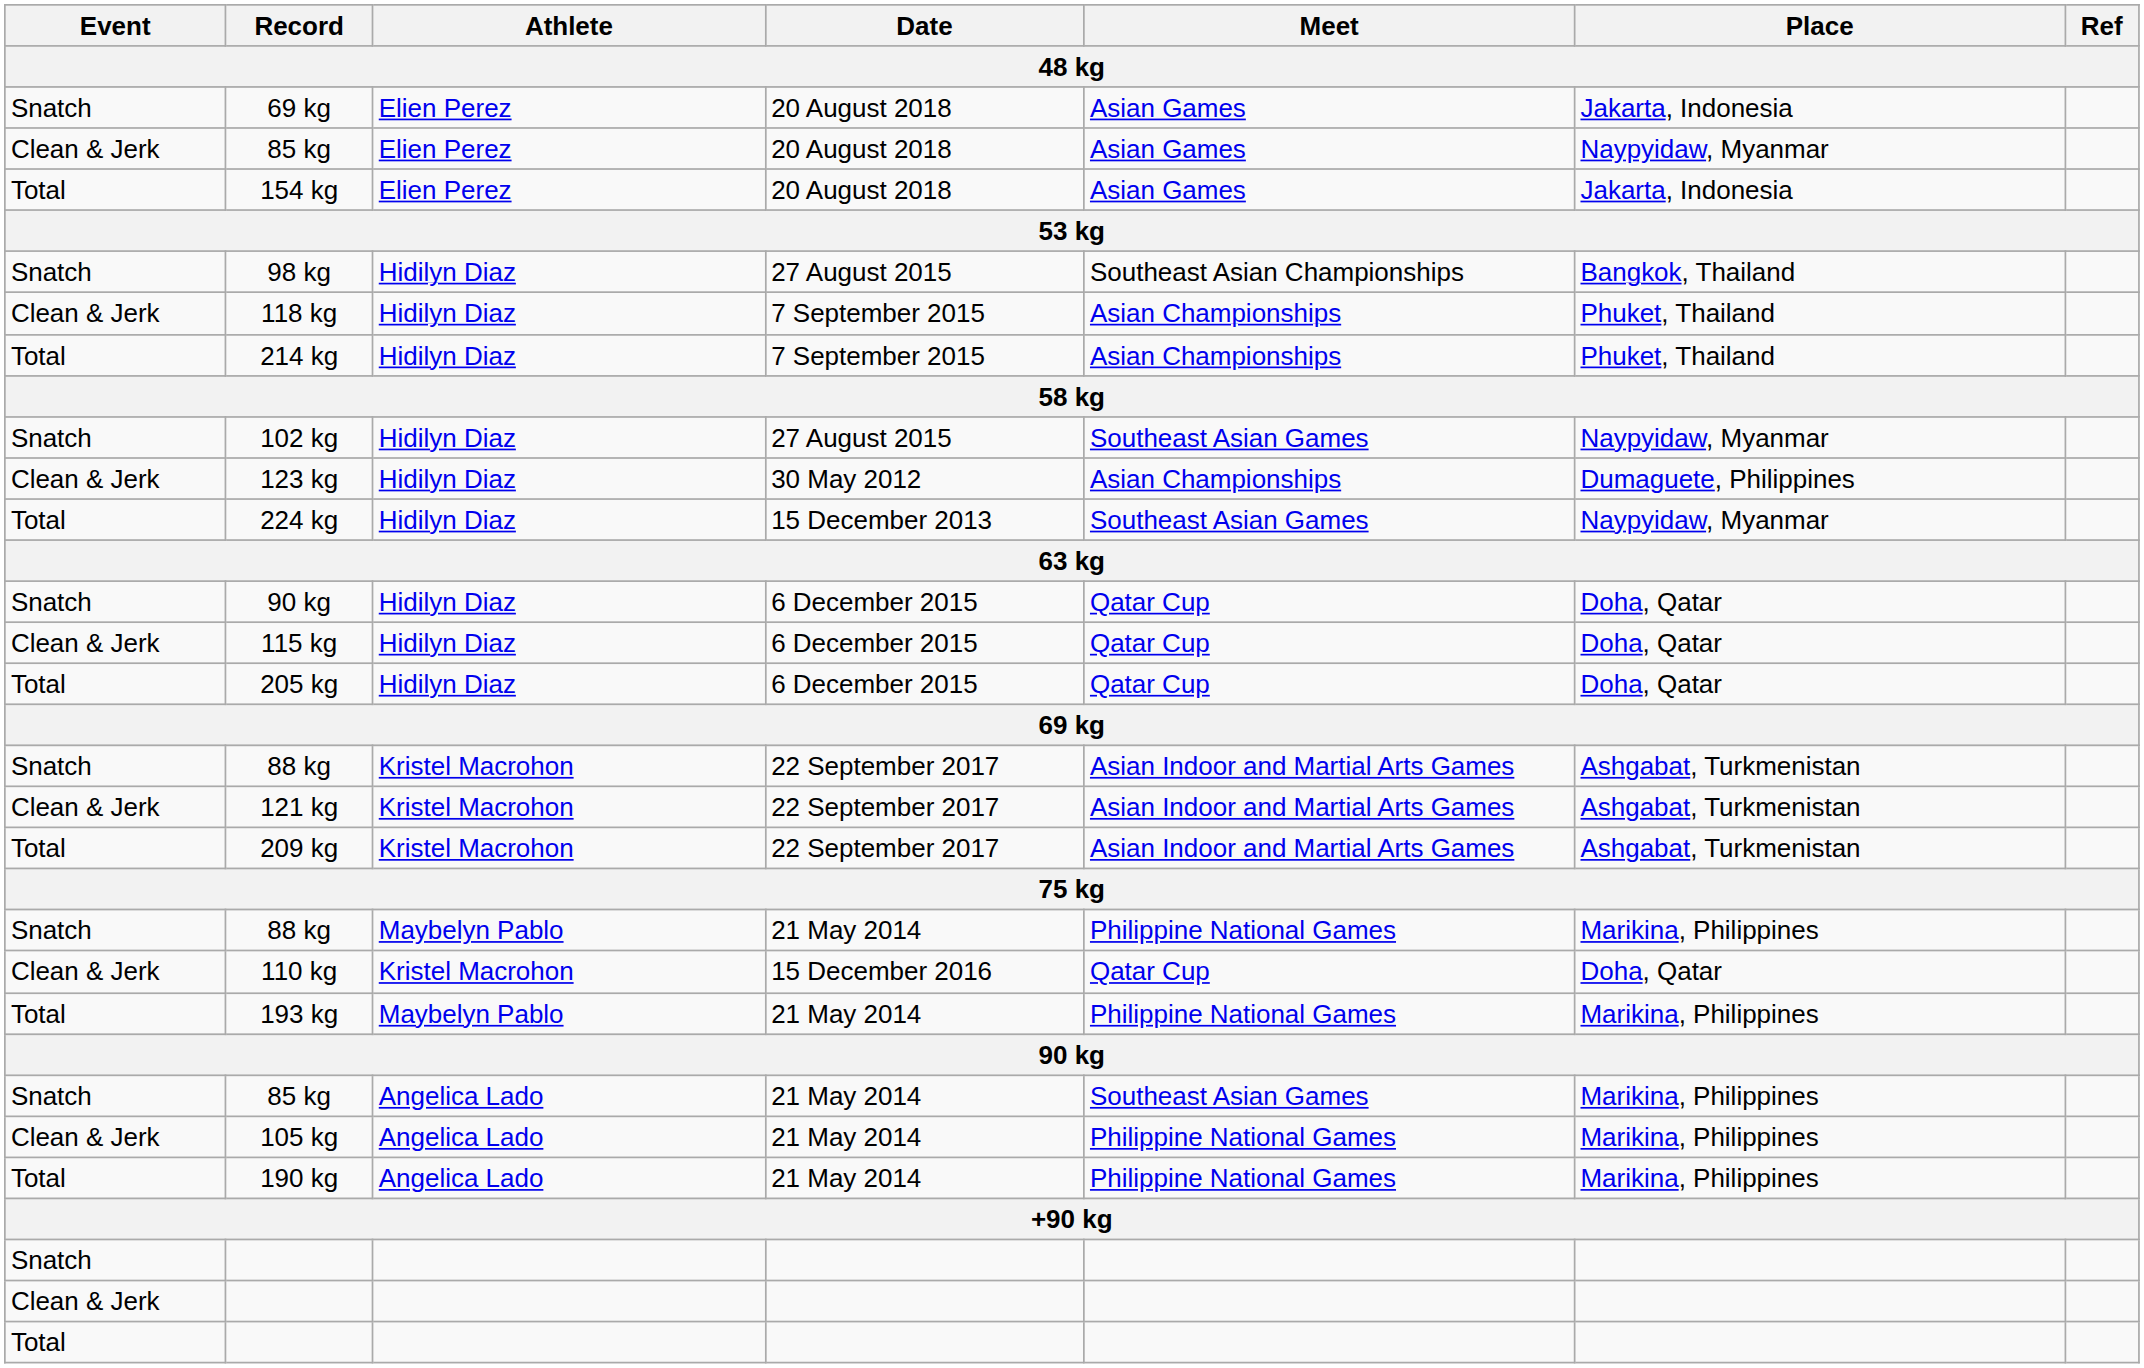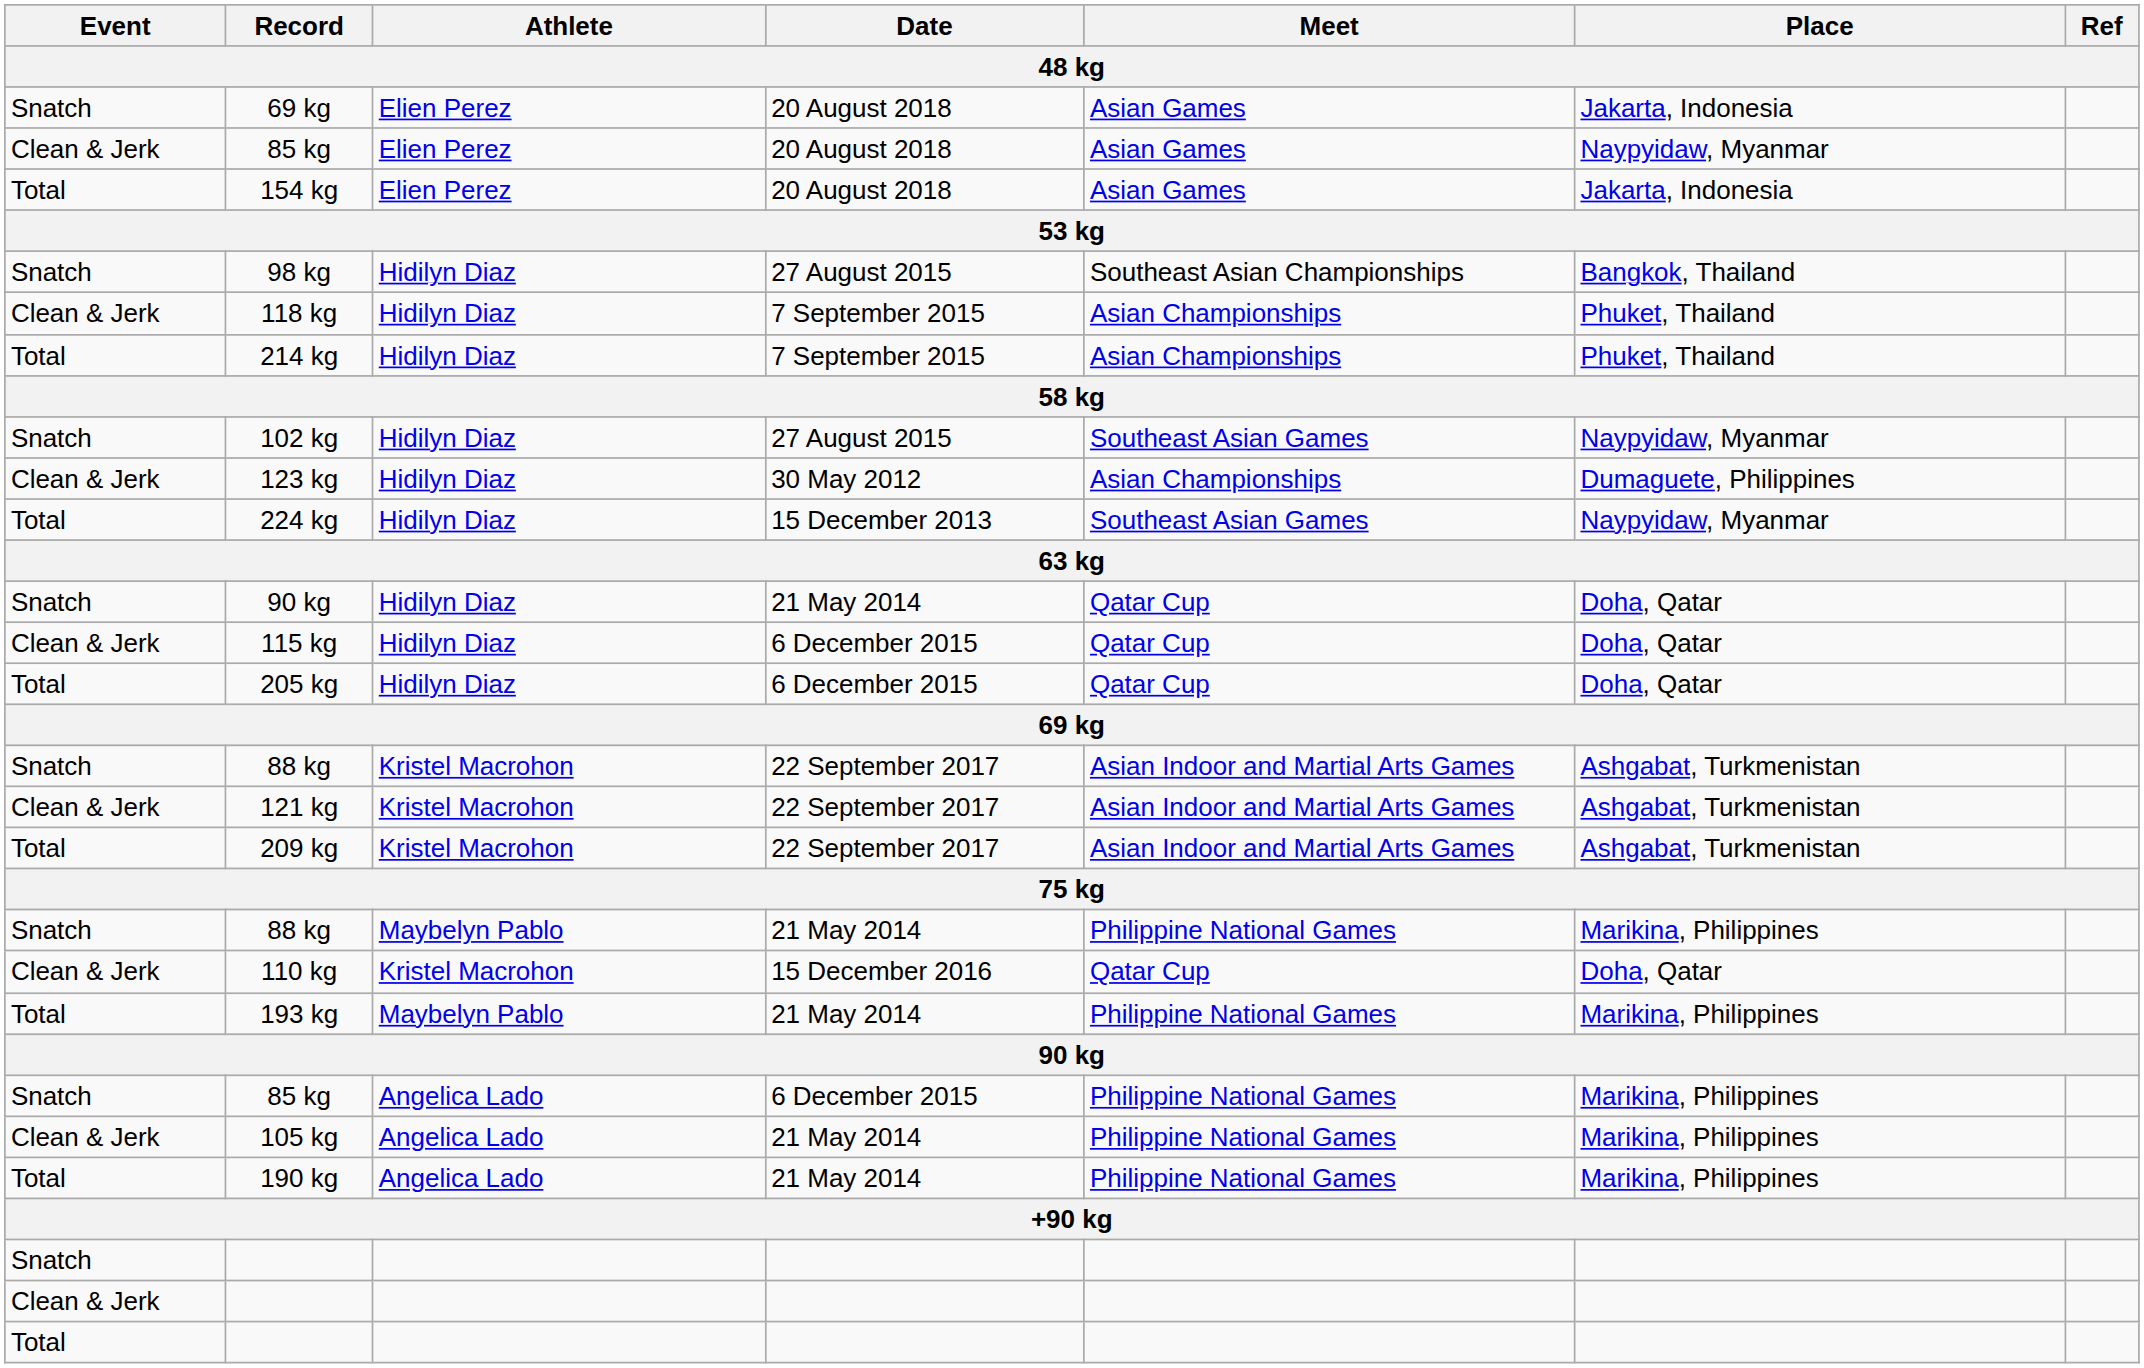(874, 602) 6 December 2015 -> (846, 602) 21 May 2014
(846, 1095) 21 May 2014 -> (874, 1095) 6 December 2015
(1229, 1095) Southeast Asian Games -> (1243, 1095) Philippine National Games
